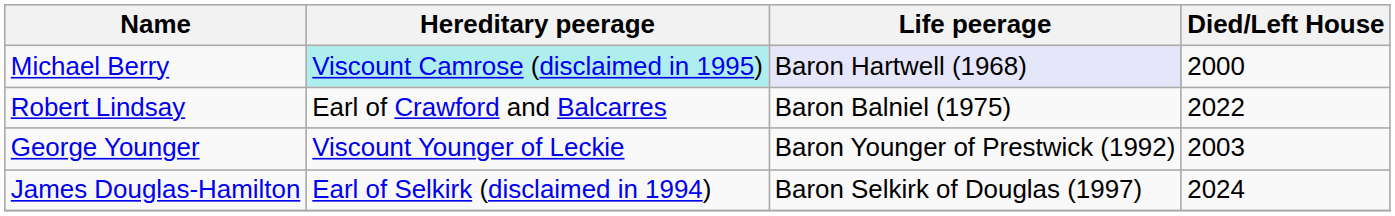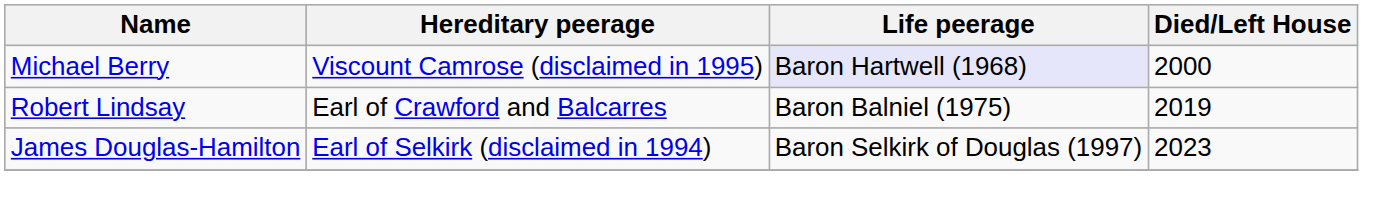(538, 66) paleturquoise background -> (538, 66) no background
(1216, 107) 2022 -> (1183, 107) 2019
- row: (105, 148)
(1216, 189) 2024 -> (1183, 148) 2023
